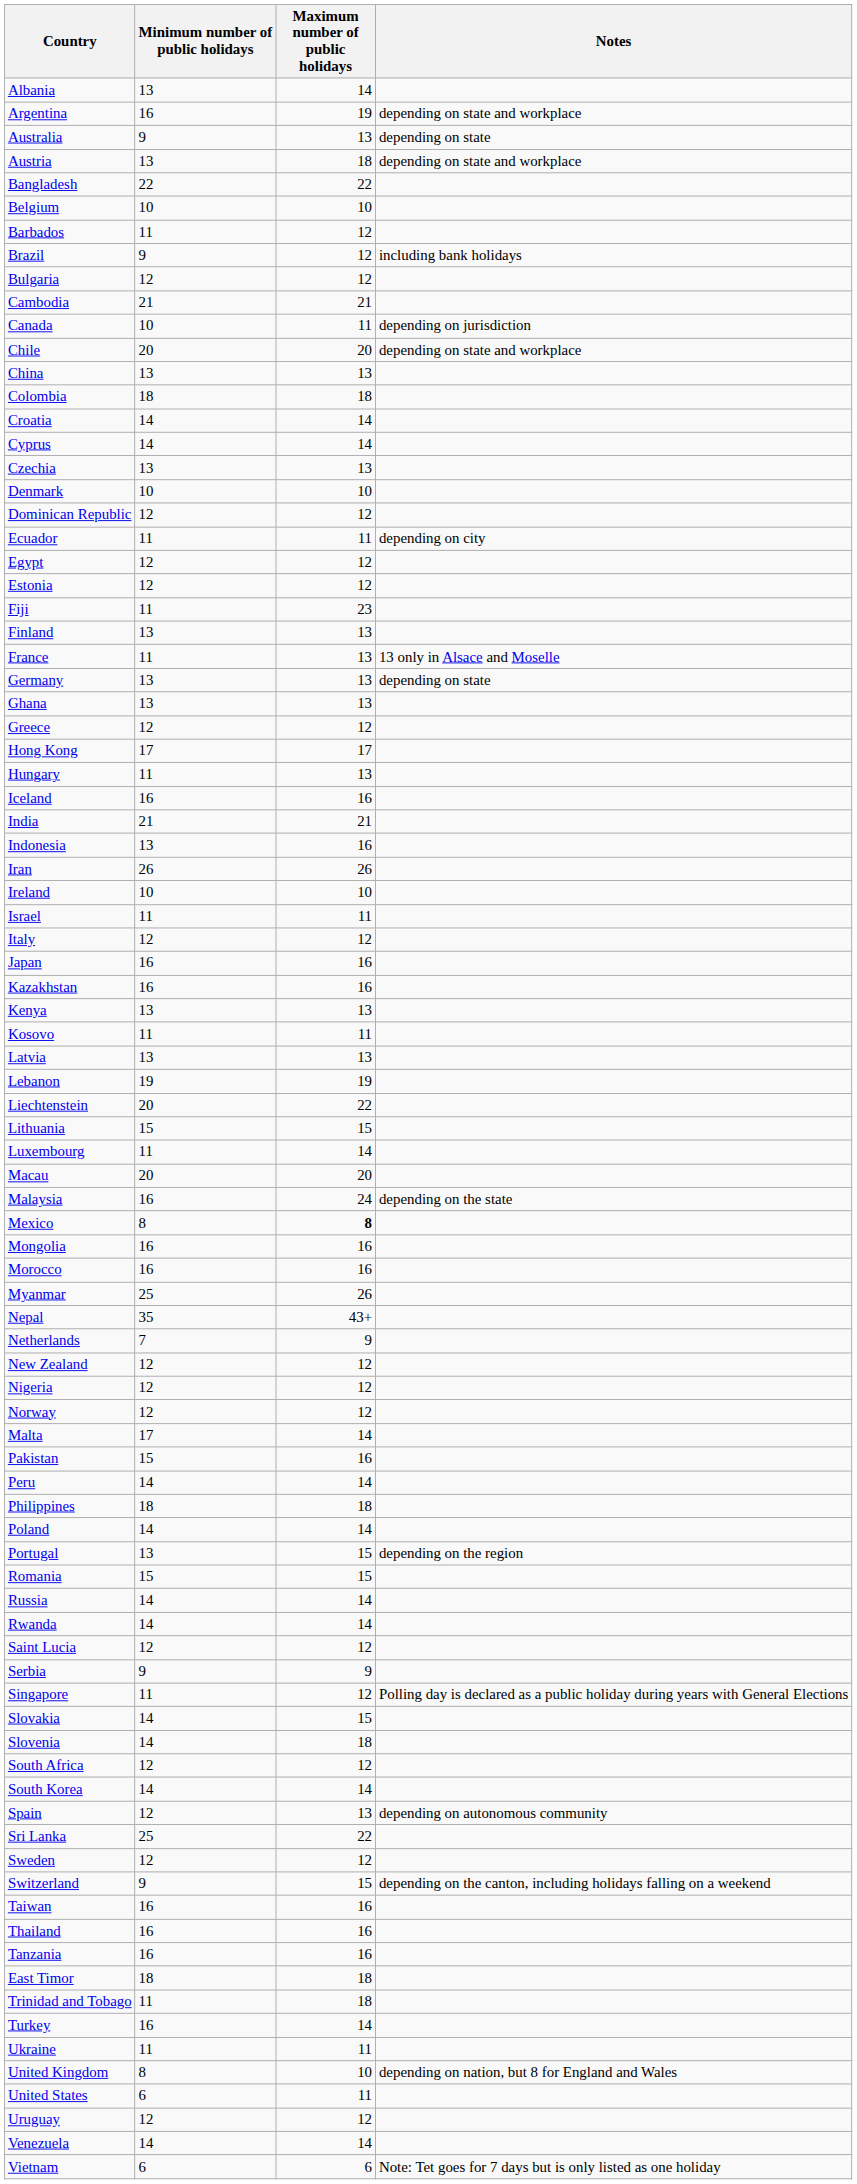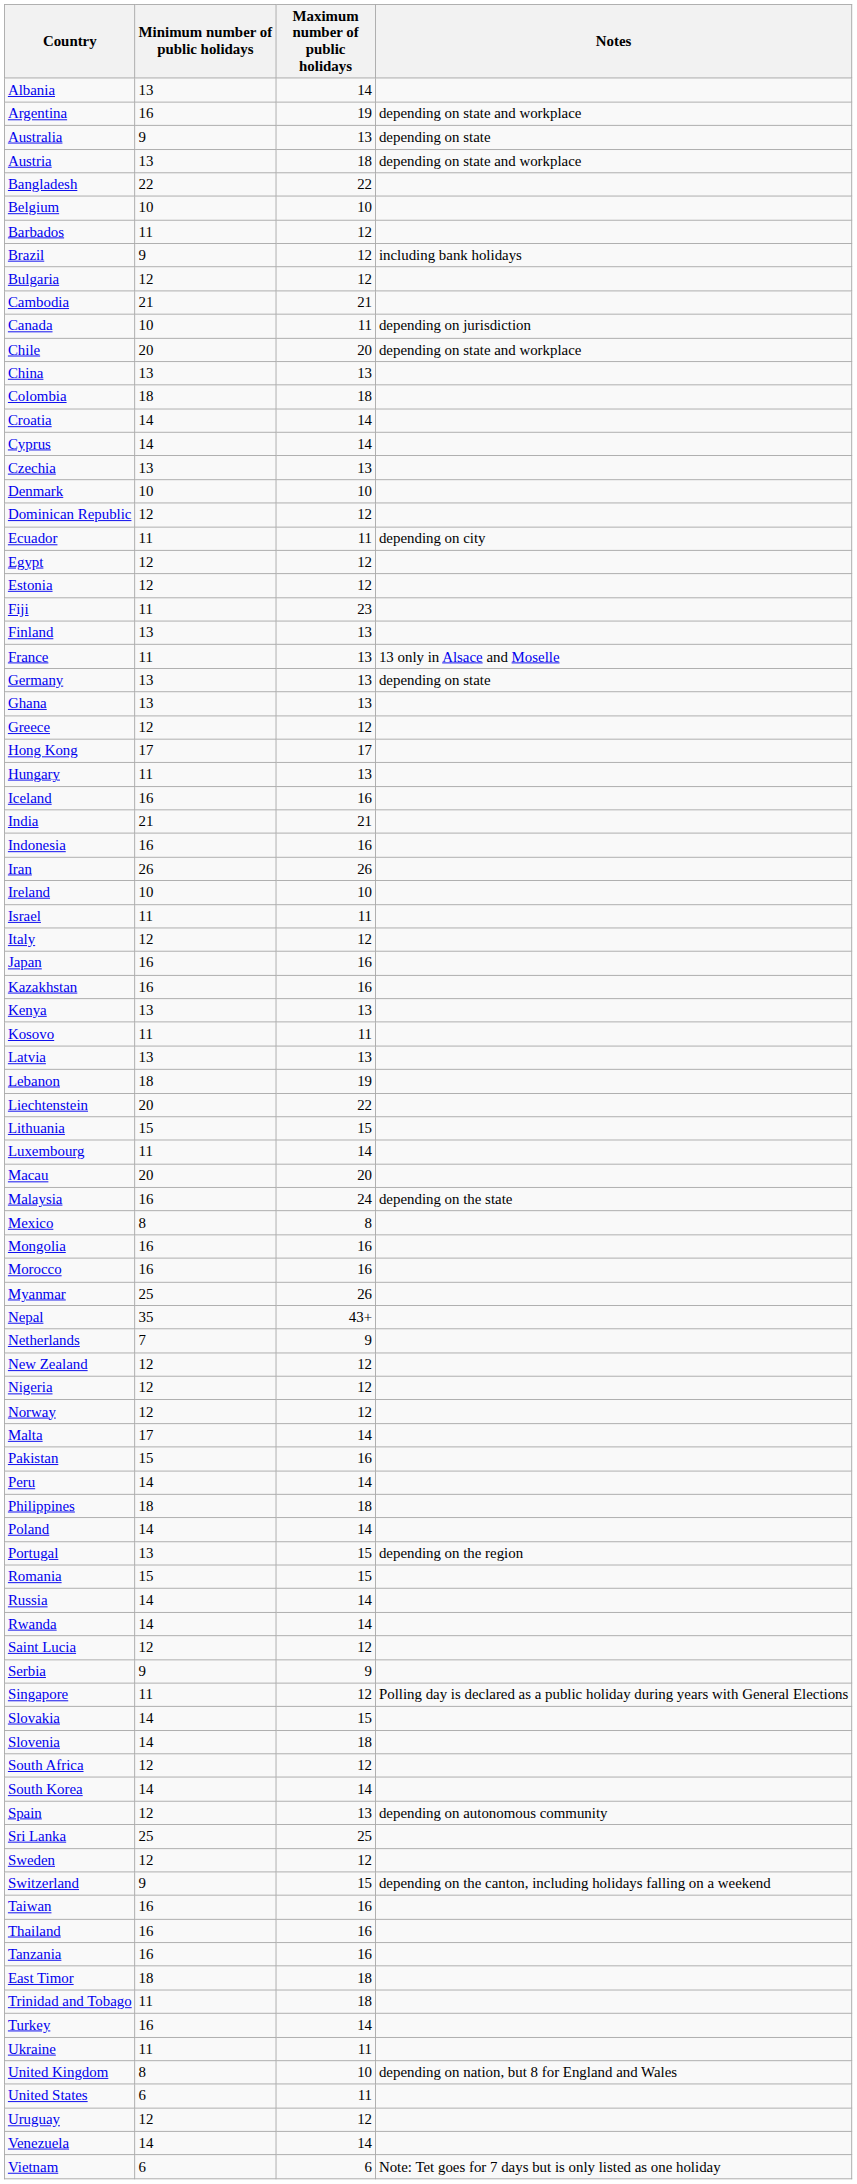(146, 845) 13 -> (146, 845) 16
(146, 1081) 19 -> (146, 1081) 18
(368, 1222) bold -> (368, 1222) normal
(365, 1836) 22 -> (365, 1836) 25
